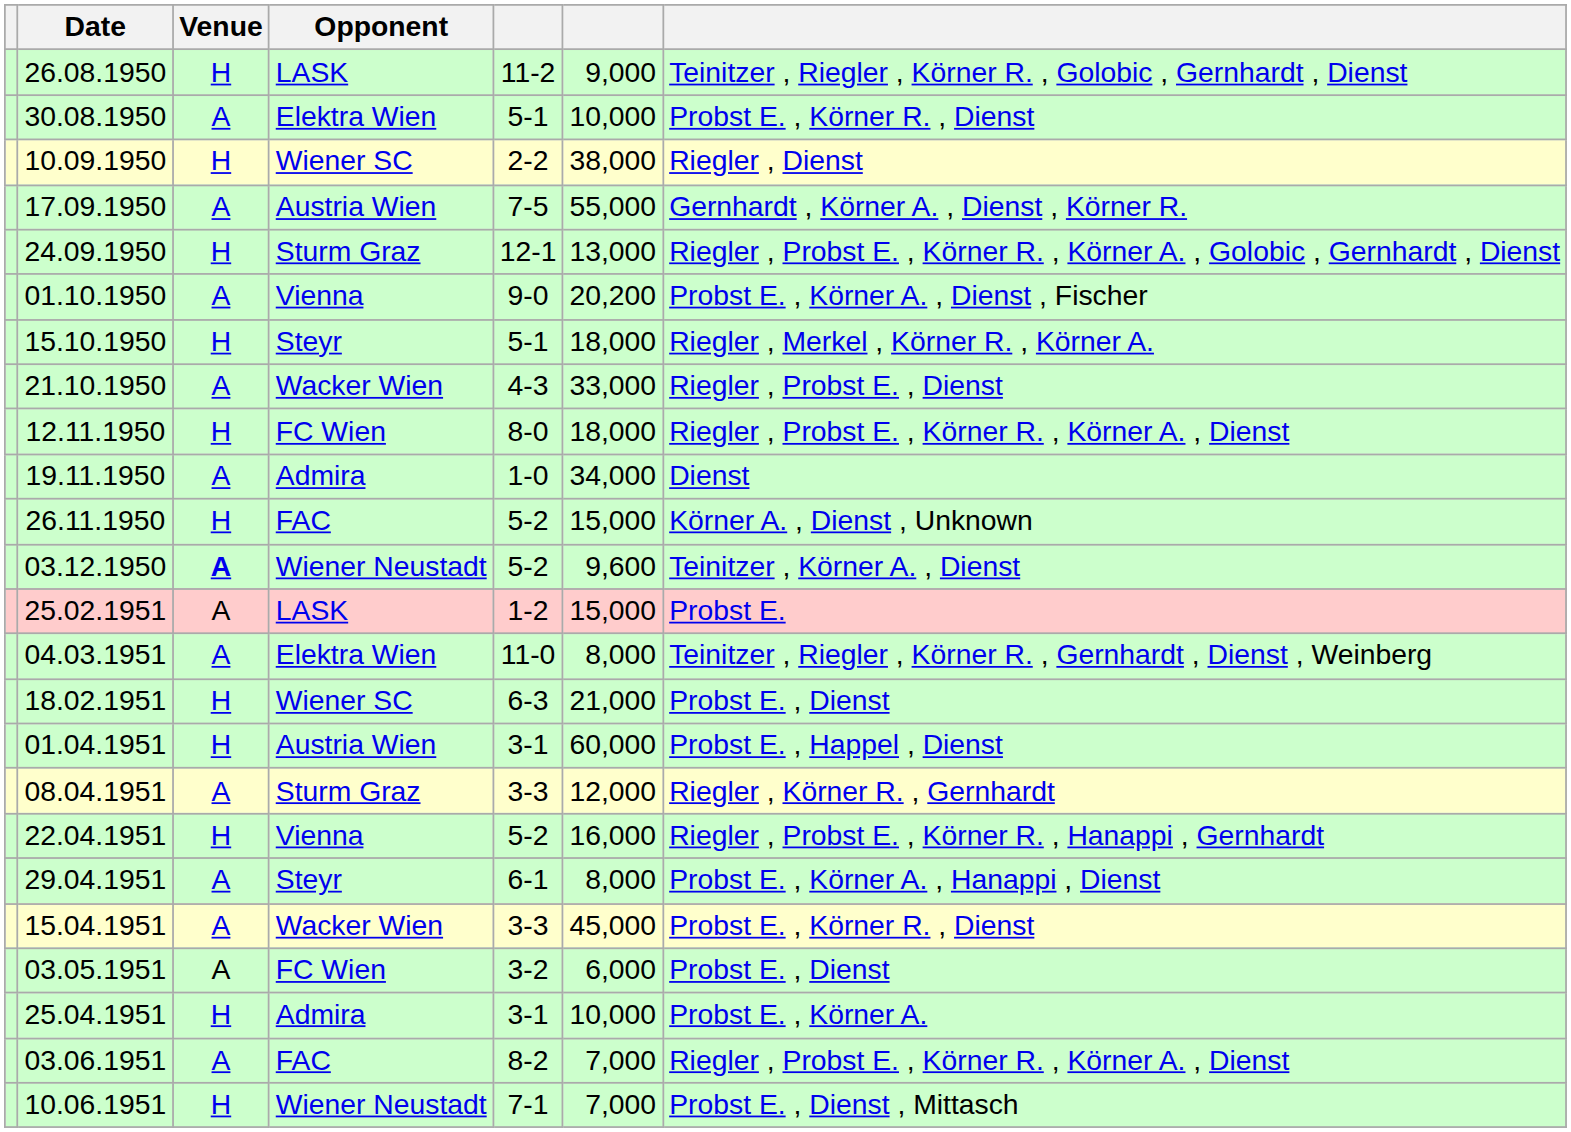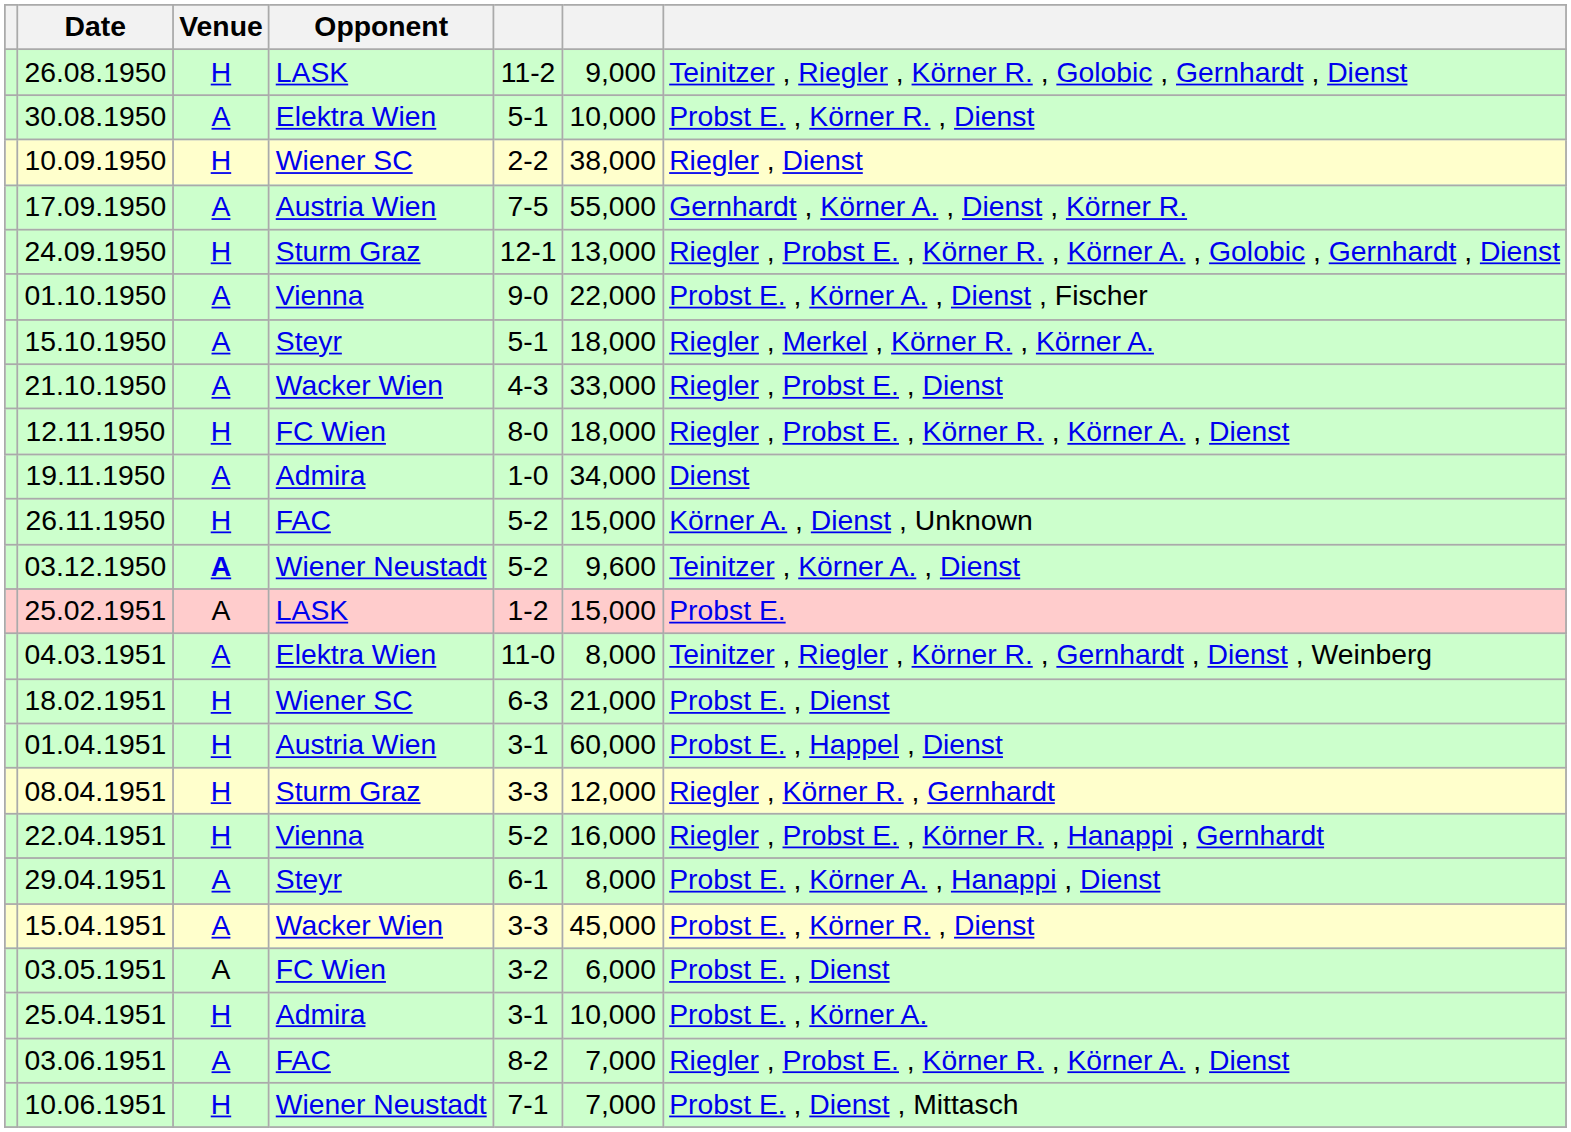(613, 296) 20,200 -> (613, 296) 22,000
(221, 341) H -> (221, 341) A
(221, 790) A -> (221, 790) H
